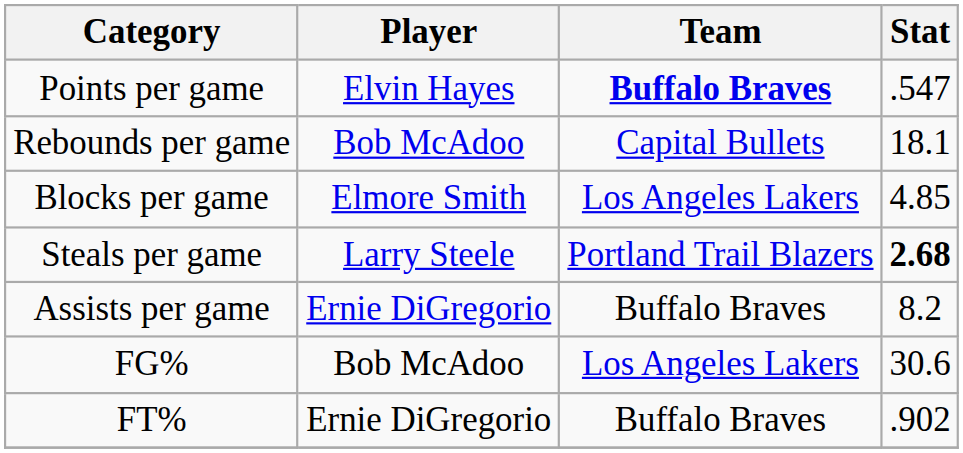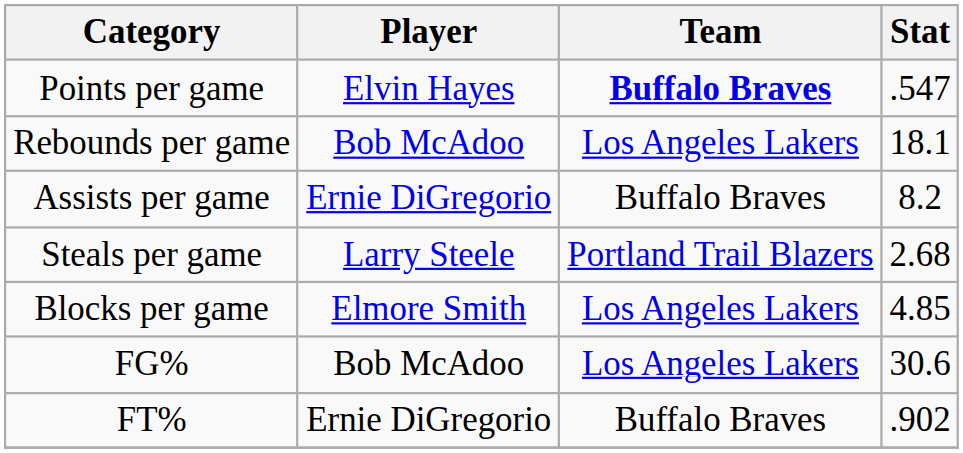(720, 142) Capital Bullets -> (720, 142) Los Angeles Lakers
rows swapped: (152, 308) <-> (152, 198)
(920, 253) bold -> (920, 253) normal
